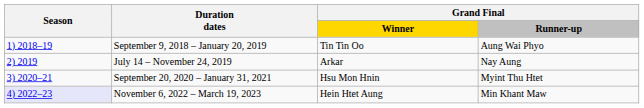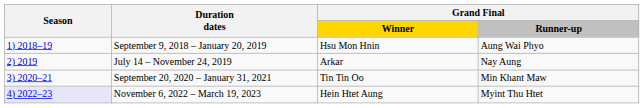(342, 45) Tin Tin Oo -> (350, 45) Hsu Mon Hnin
(350, 77) Hsu Mon Hnin -> (342, 77) Tin Tin Oo
(512, 77) Myint Thu Htet -> (514, 77) Min Khant Maw
(514, 94) Min Khant Maw -> (512, 94) Myint Thu Htet
